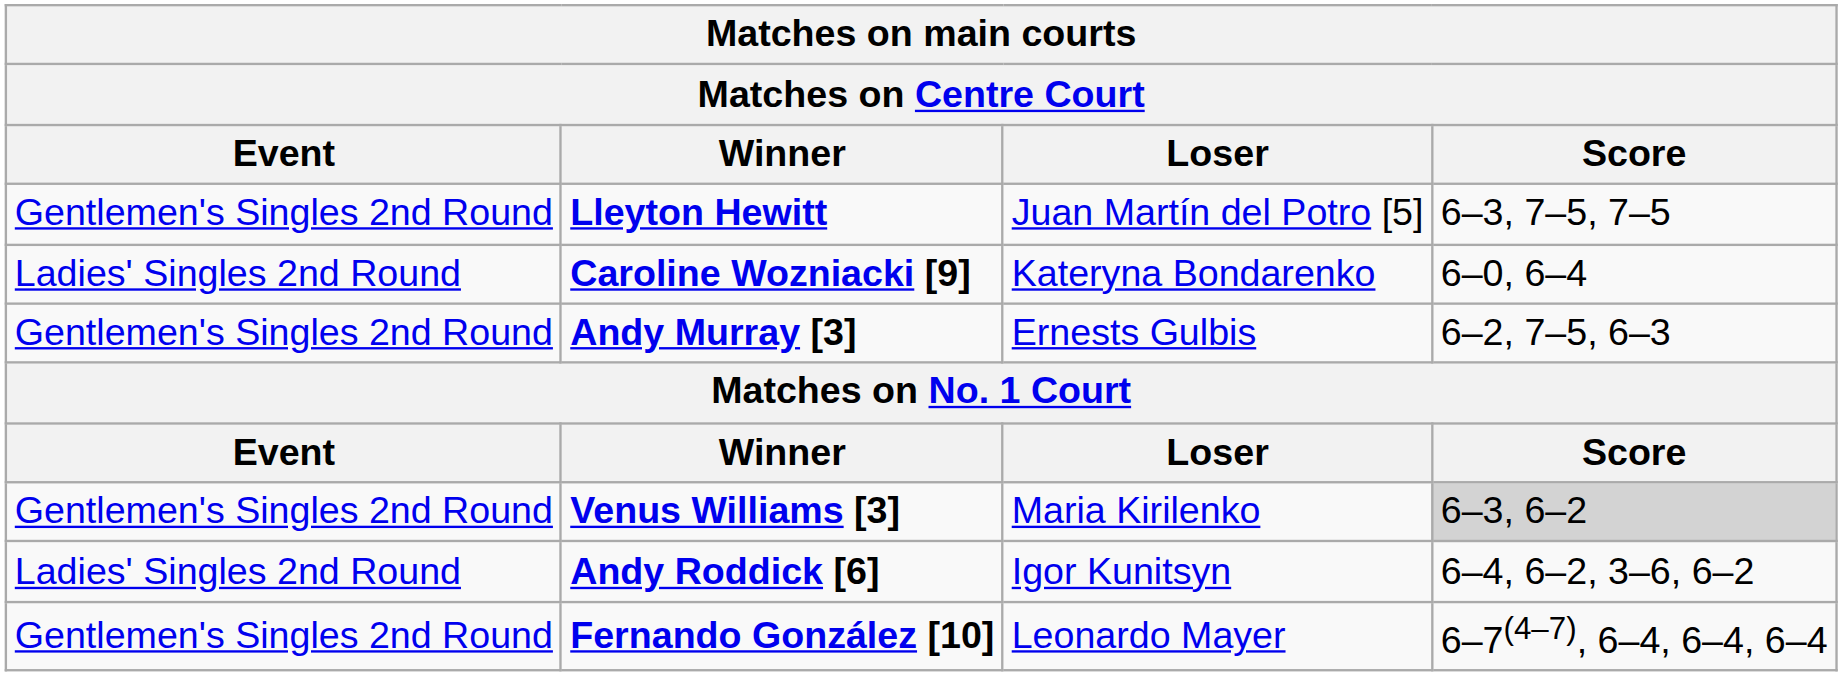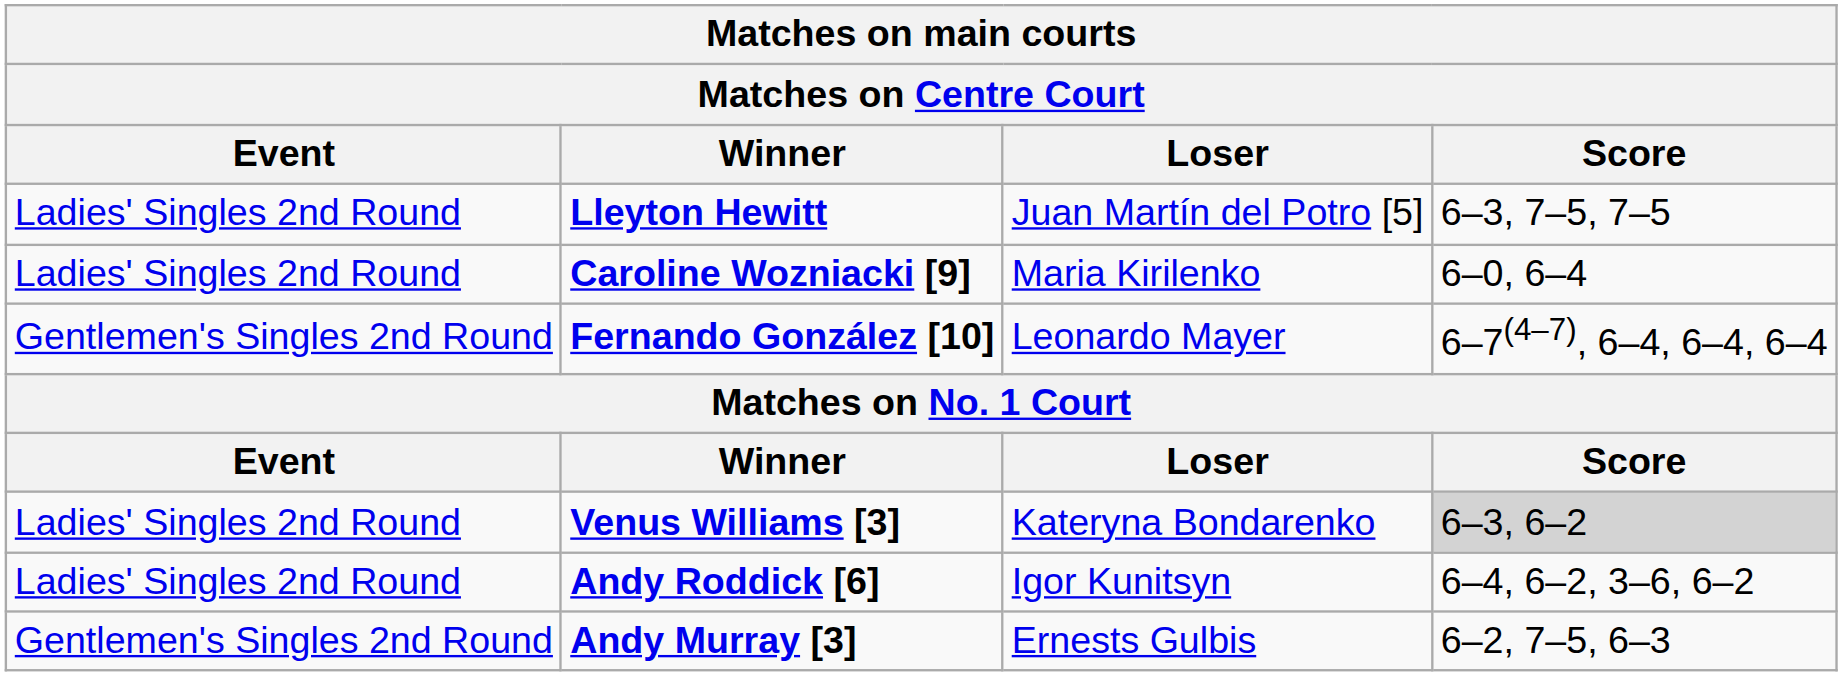(284, 213) Gentlemen's Singles 2nd Round -> (238, 213) Ladies' Singles 2nd Round
(1194, 272) Kateryna Bondarenko -> (1136, 272) Maria Kirilenko
rows swapped: (713, 332) <-> (782, 635)
(284, 511) Gentlemen's Singles 2nd Round -> (238, 521) Ladies' Singles 2nd Round
(1136, 511) Maria Kirilenko -> (1194, 521) Kateryna Bondarenko
